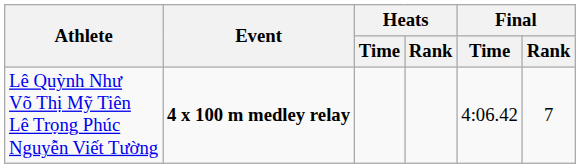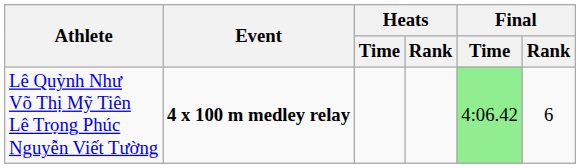(490, 115) no background -> (490, 115) lightgreen background
(549, 115) 7 -> (549, 115) 6
